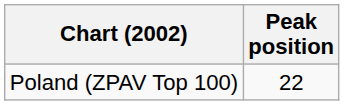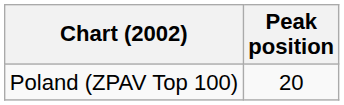(291, 81) 22 -> (291, 81) 20
